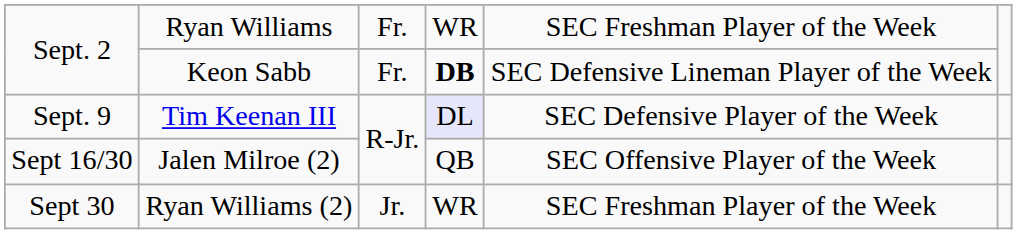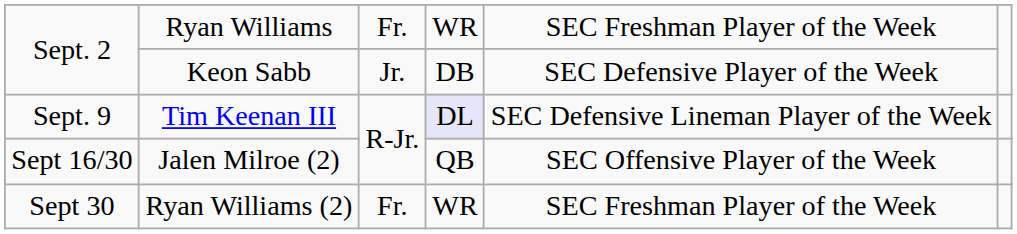(392, 71) Fr. -> (392, 71) Jr.
(455, 71) bold -> (455, 71) normal
(741, 71) SEC Defensive Lineman Player of the Week -> (741, 71) SEC Defensive Player of the Week
(741, 116) SEC Defensive Player of the Week -> (741, 116) SEC Defensive Lineman Player of the Week
(392, 205) Jr. -> (392, 205) Fr.
